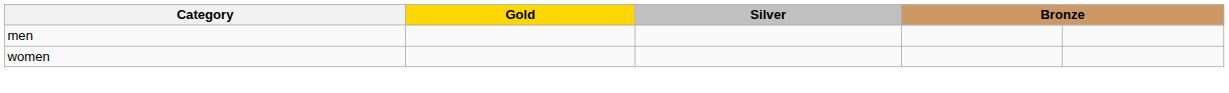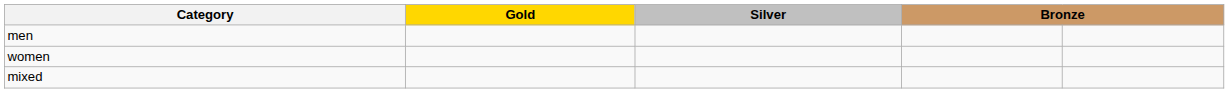+ row: (25, 77)
